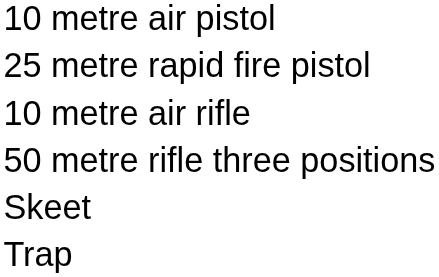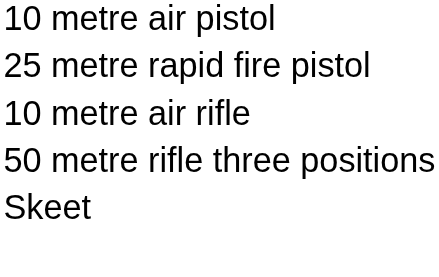- row: (38, 254)
